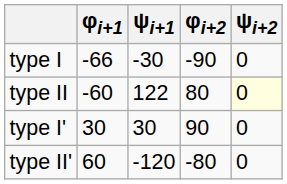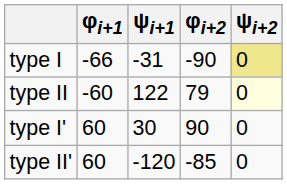(148, 59) -30 -> (148, 59) -31
(242, 59) no background -> (242, 59) khaki background
(197, 93) 80 -> (197, 93) 79
(94, 127) 30 -> (94, 127) 60
(201, 161) -80 -> (201, 161) -85
